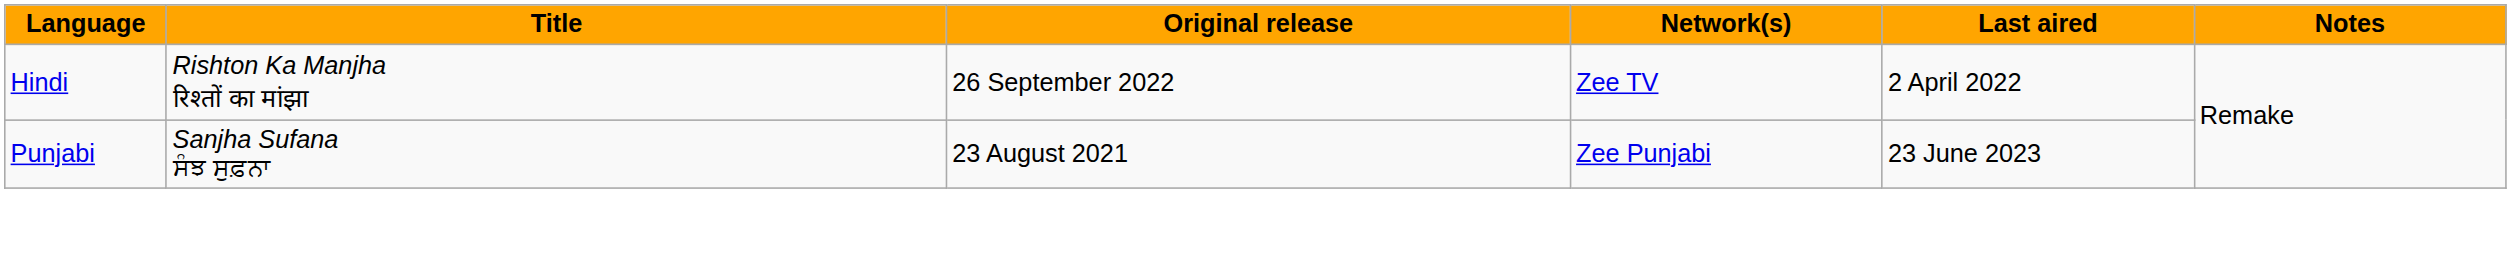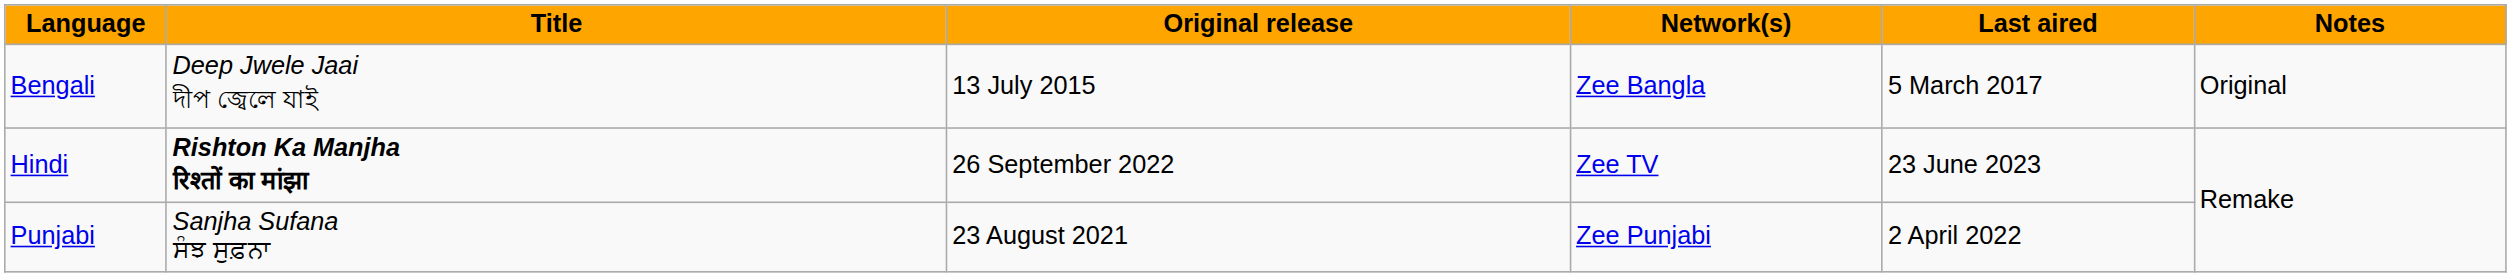+ row: (53, 85)
(279, 81) normal -> (286, 163) bold
(1955, 82) 2 April 2022 -> (1965, 164) 23 June 2023
(1965, 153) 23 June 2023 -> (1955, 236) 2 April 2022
